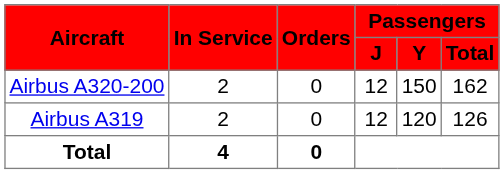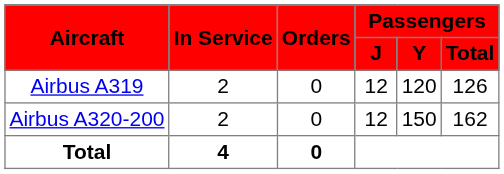rows swapped: (87, 119) <-> (87, 86)
